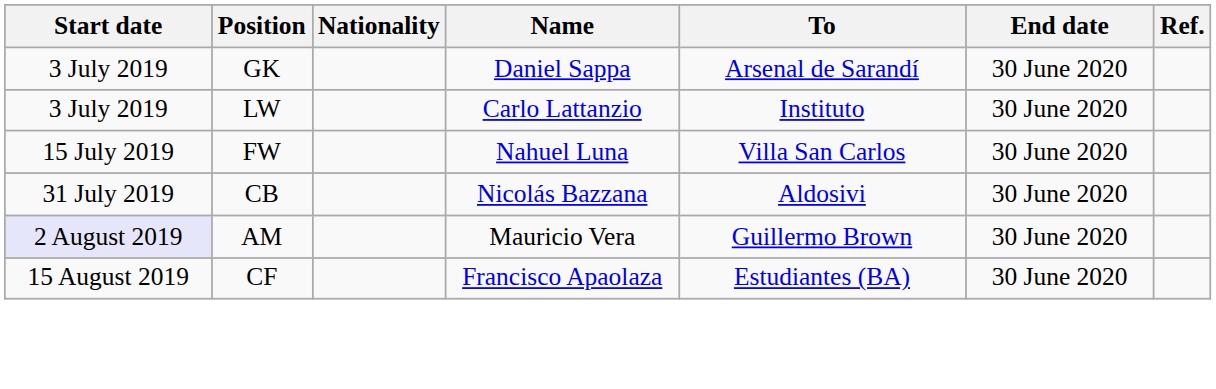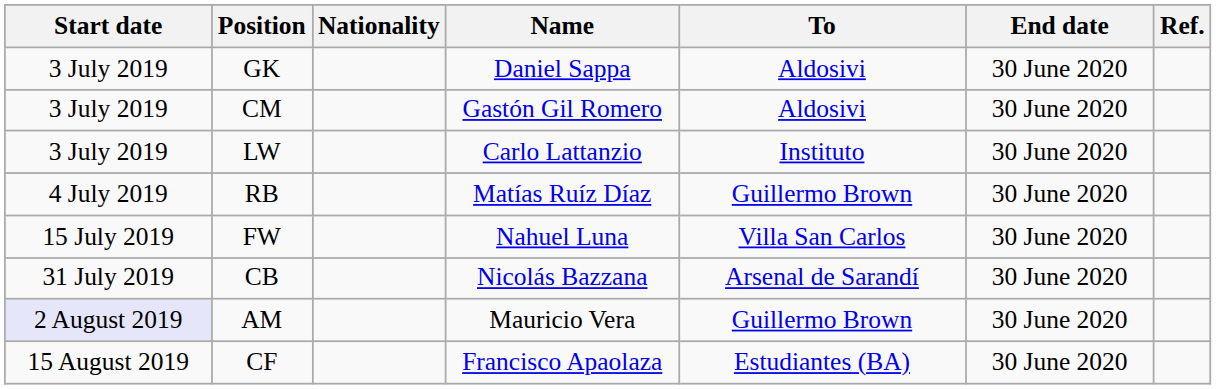(822, 67) Arsenal de Sarandí -> (822, 67) Aldosivi
+ row: (262, 109)
+ row: (262, 194)
(822, 194) Aldosivi -> (822, 278) Arsenal de Sarandí
